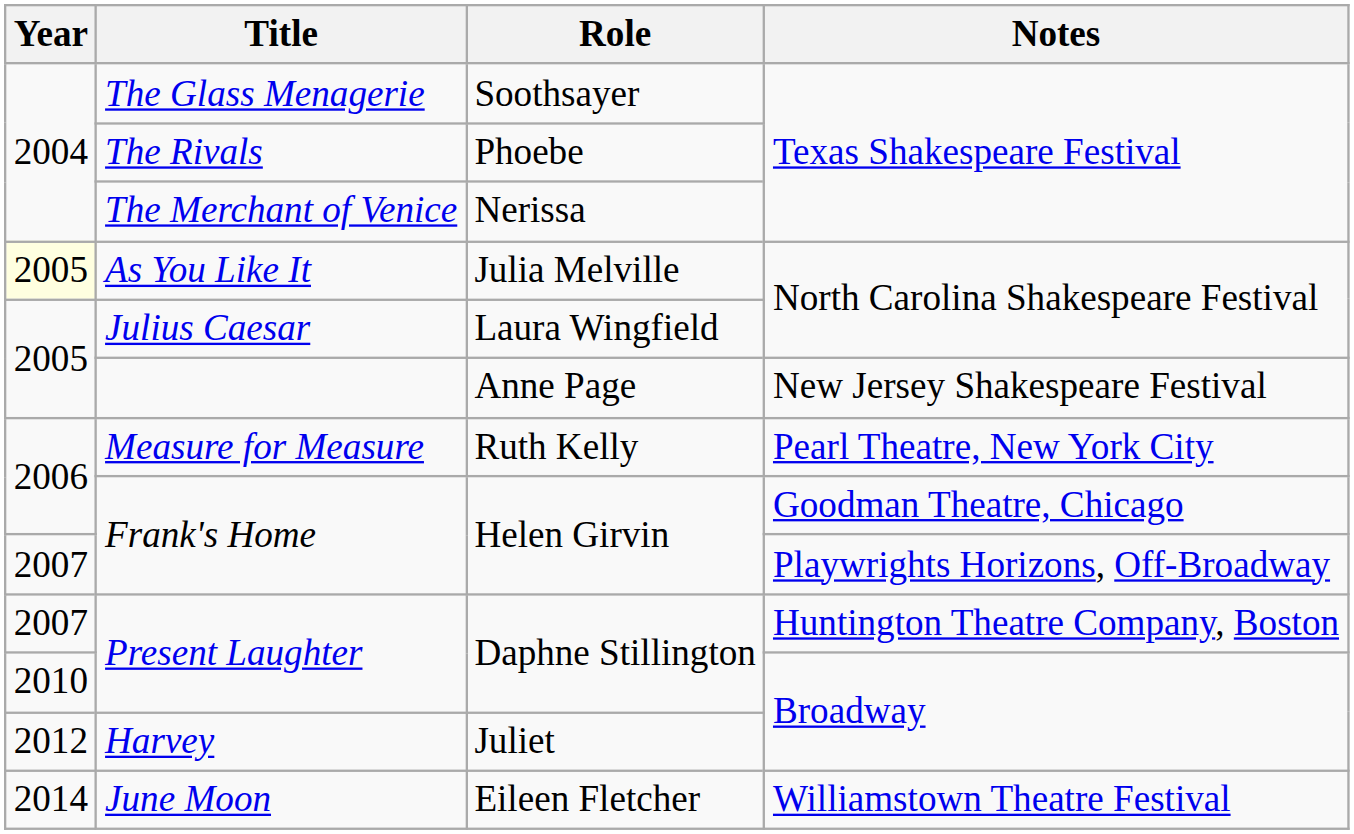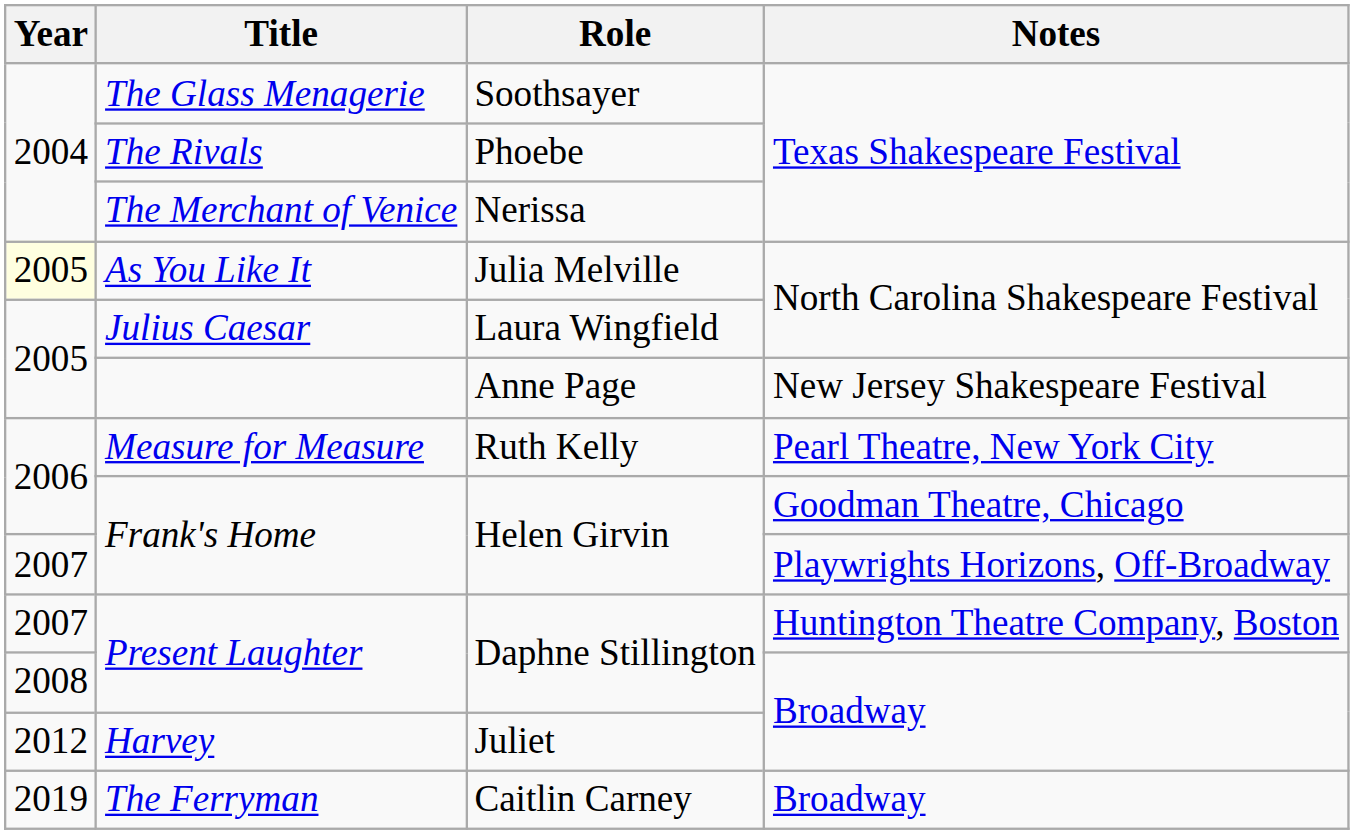(51, 681) 2010 -> (51, 681) 2008
- row: (188, 799)
+ row: (212, 799)
